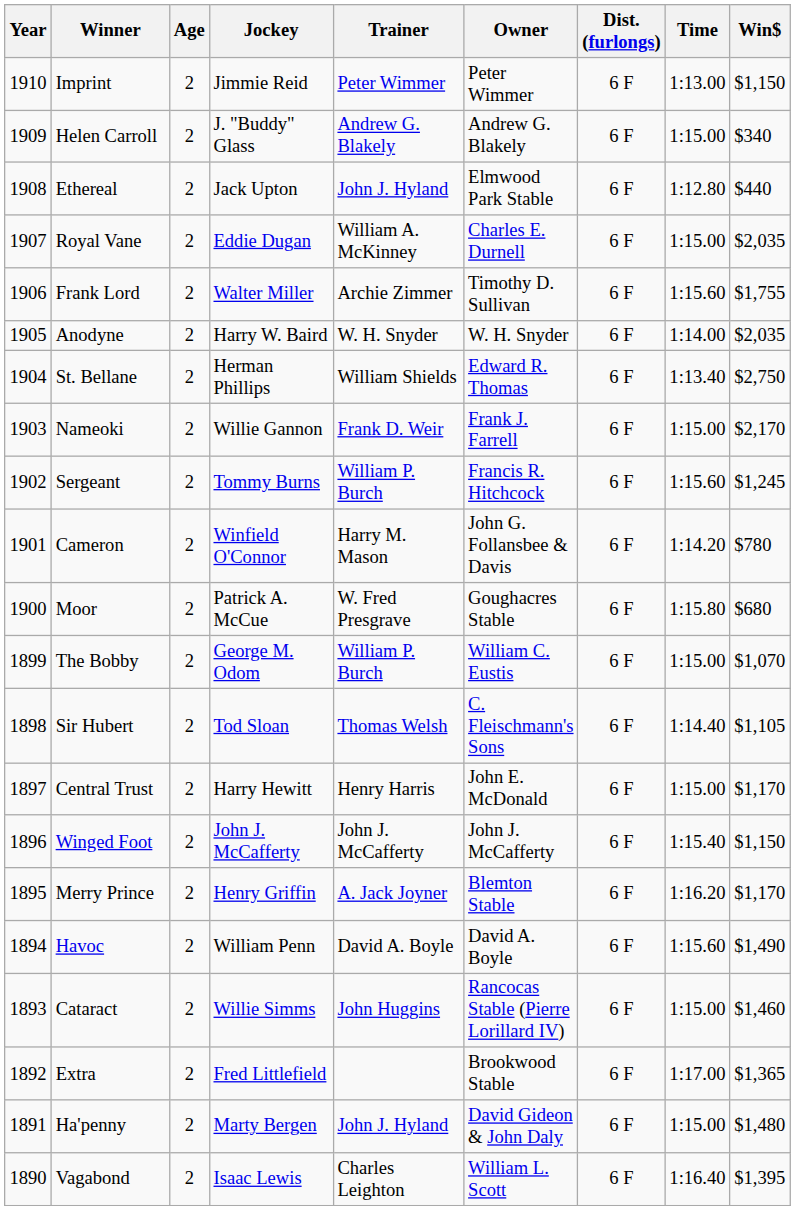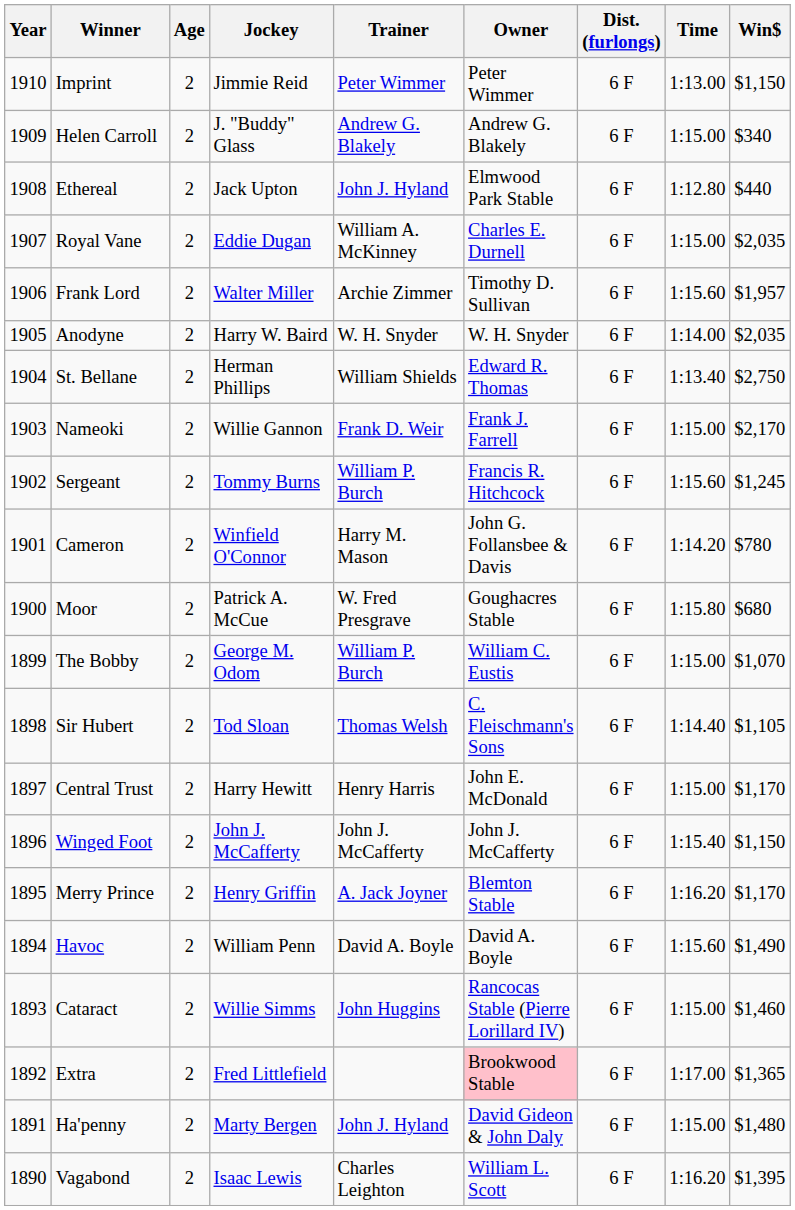(760, 294) $1,755 -> (760, 294) $1,957
(512, 1073) no background -> (512, 1073) pink background
(697, 1178) 1:16.40 -> (697, 1178) 1:16.20
